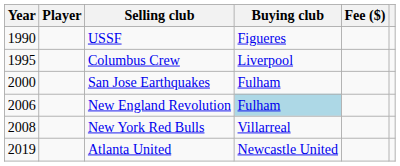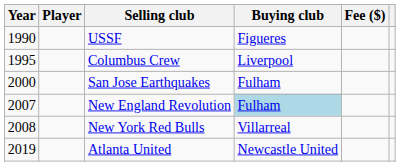(22, 104) 2006 -> (22, 104) 2007
